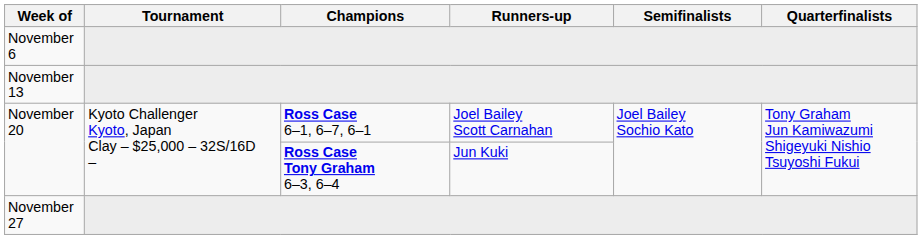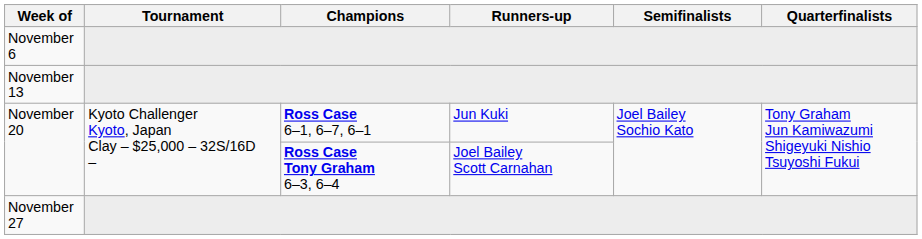(503, 122) Joel Bailey Scott Carnahan -> (481, 114) Jun Kuki
(481, 153) Jun Kuki -> (503, 161) Joel Bailey Scott Carnahan
